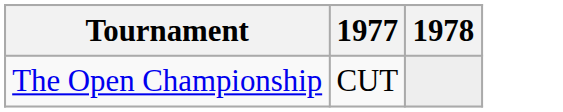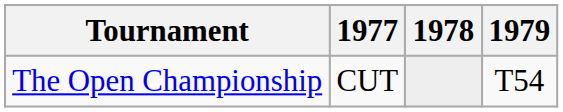+ column: (519, 30)
